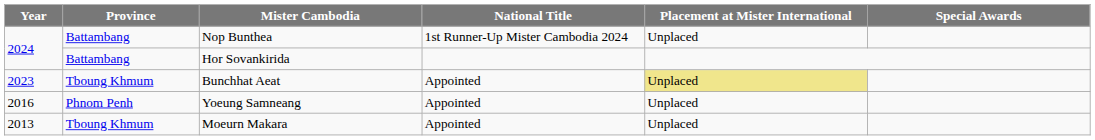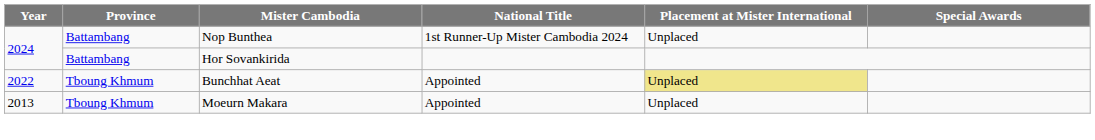(21, 81) 2023 -> (21, 81) 2022
- row: (251, 102)
